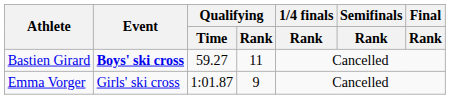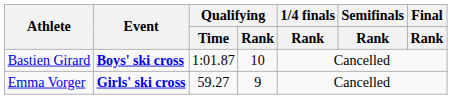(212, 60) 59.27 -> (213, 60) 1:01.87
(256, 60) 11 -> (258, 60) 10
(138, 82) normal -> (141, 82) bold
(212, 82) 1:01.87 -> (213, 82) 59.27
